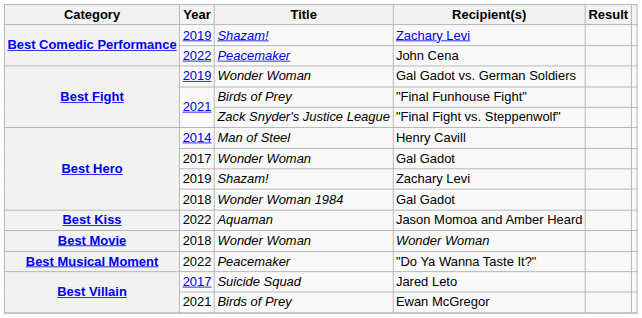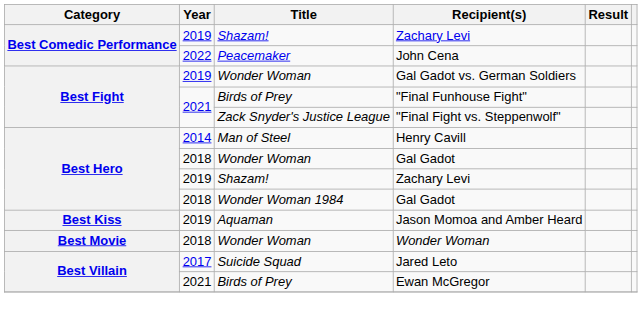(197, 158) 2017 -> (197, 158) 2018
(197, 220) 2022 -> (197, 220) 2019
- row: (254, 261)
